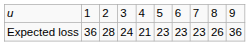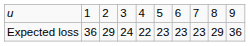(109, 31) 28 -> (109, 31) 29
(145, 31) 21 -> (145, 31) 22
(217, 31) 26 -> (217, 31) 29
